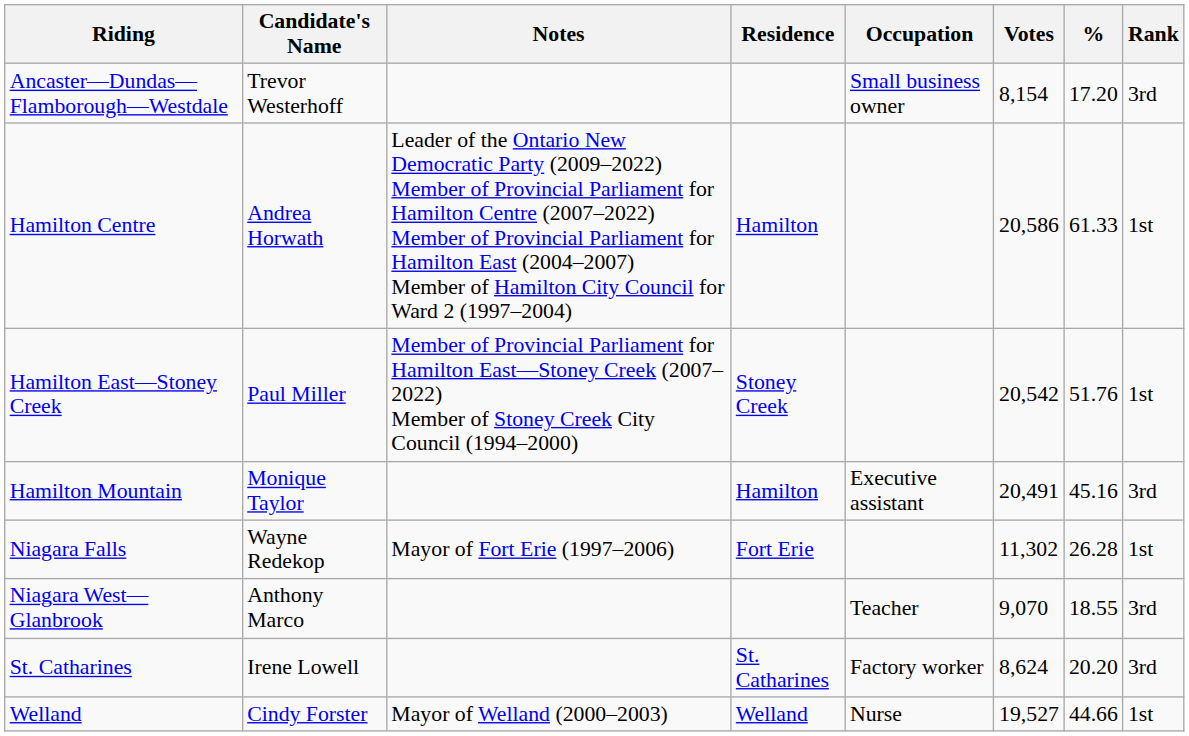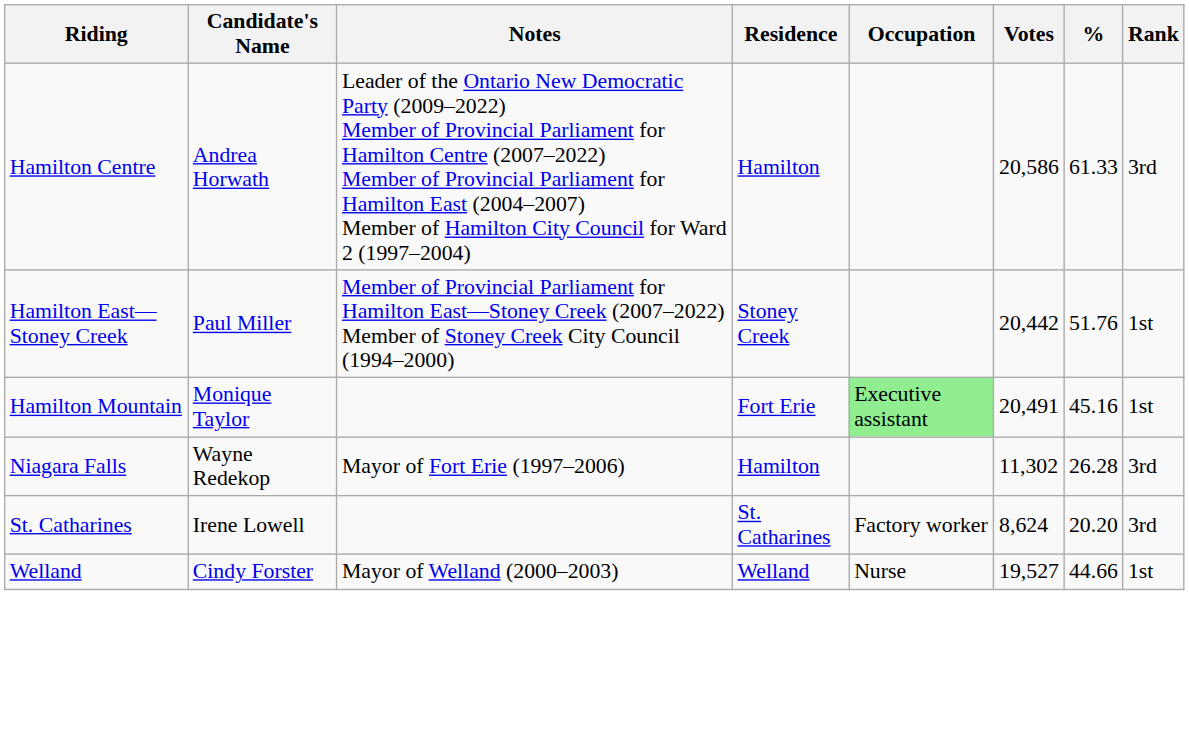- row: (119, 92)
(1141, 225) 1st -> (1142, 166) 3rd
(1029, 394) 20,542 -> (1029, 323) 20,442
(777, 490) Hamilton -> (776, 406) Fort Erie
(894, 490) no background -> (898, 406) lightgreen background
(1142, 490) 3rd -> (1141, 406) 1st
(775, 549) Fort Erie -> (779, 465) Hamilton
(1141, 549) 1st -> (1142, 465) 3rd
- row: (79, 608)
